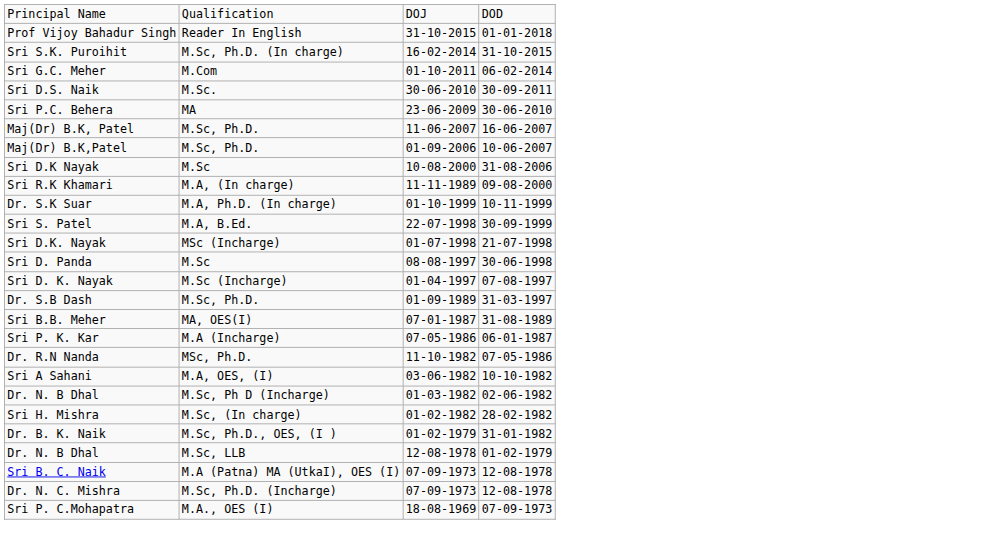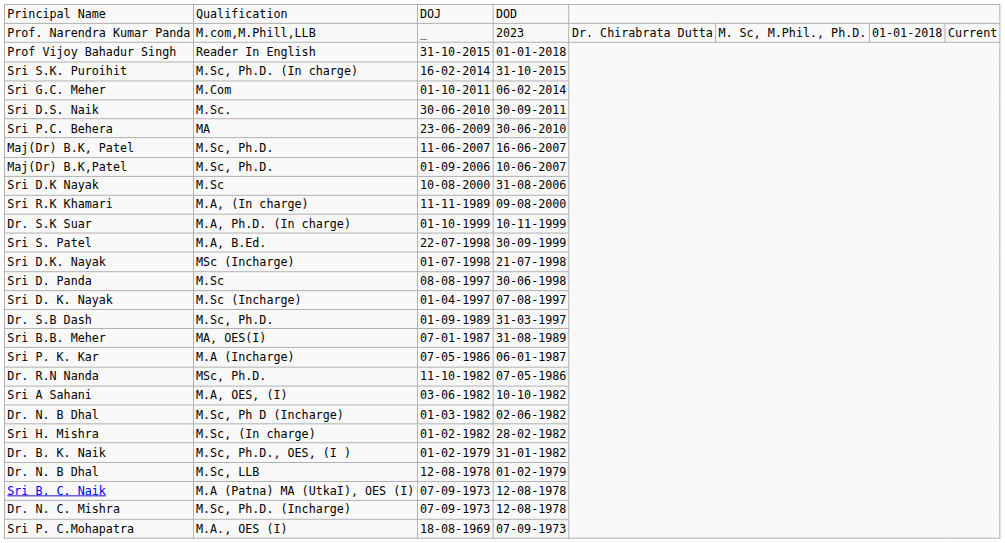+ row: (99, 33)
